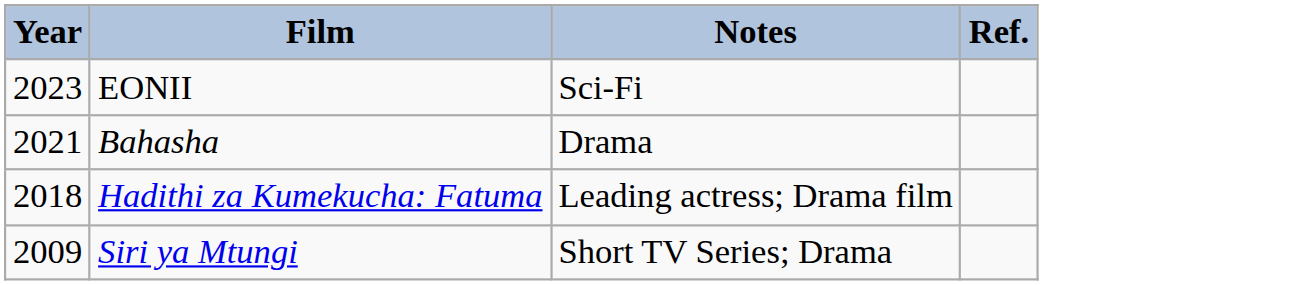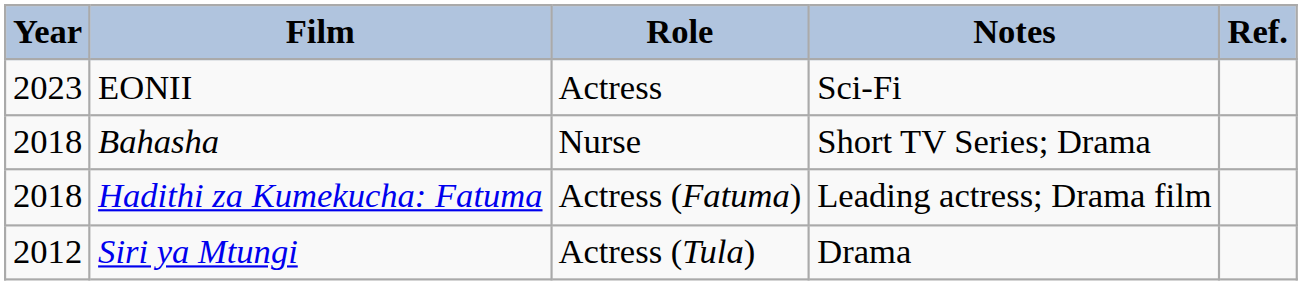+ column: (680, 31)
(48, 141) 2021 -> (48, 141) 2018
(605, 141) Drama -> (984, 141) Short TV Series; Drama
(48, 251) 2009 -> (48, 251) 2012
(725, 251) Short TV Series; Drama -> (864, 251) Drama
